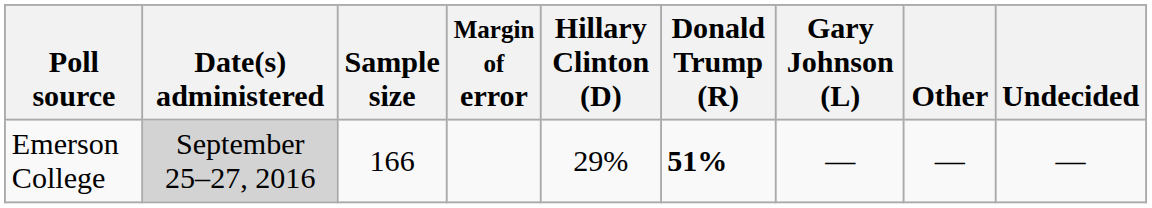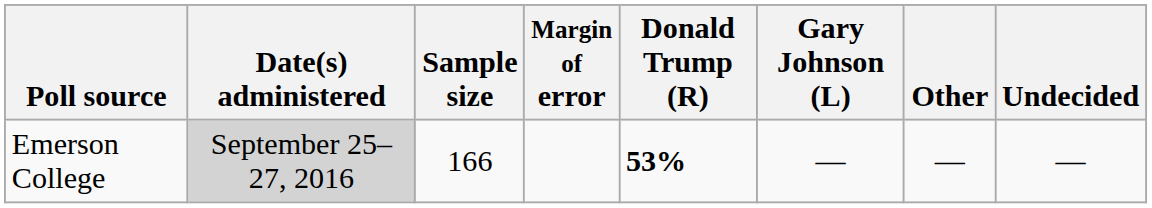- column: (601, 62)
(697, 160) 51% -> (656, 160) 53%
